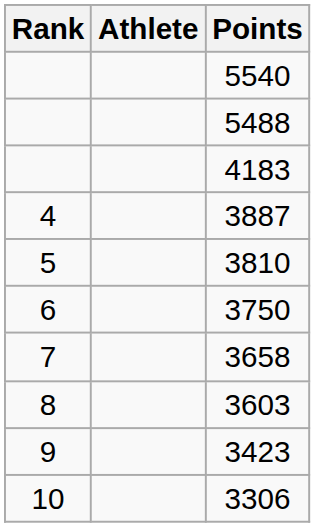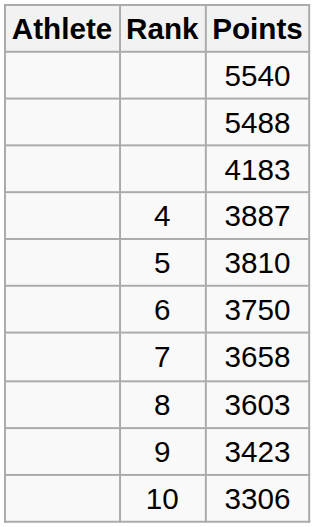columns swapped: (48, 29) <-> (148, 29)
